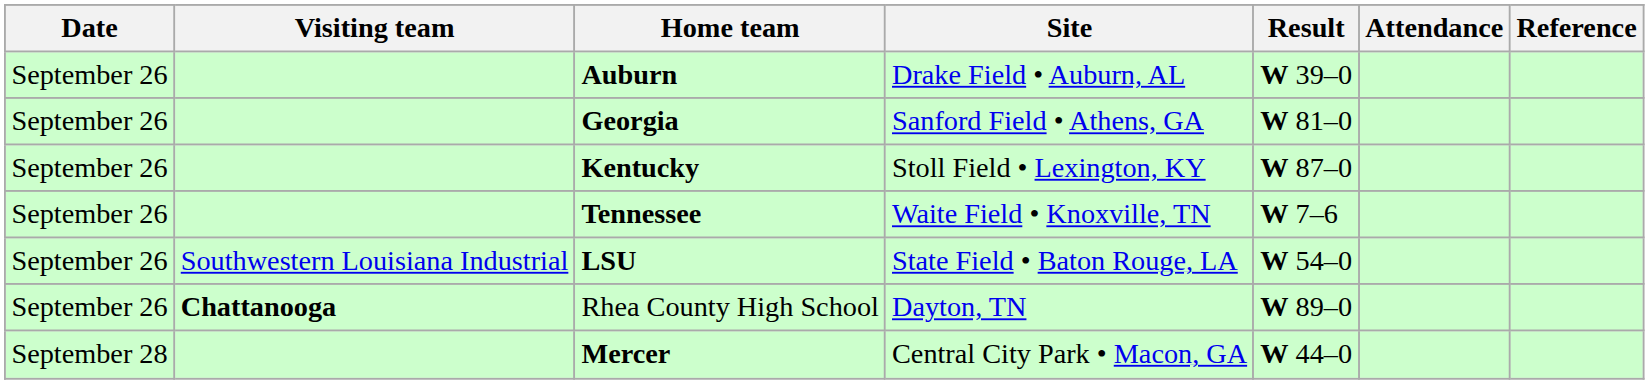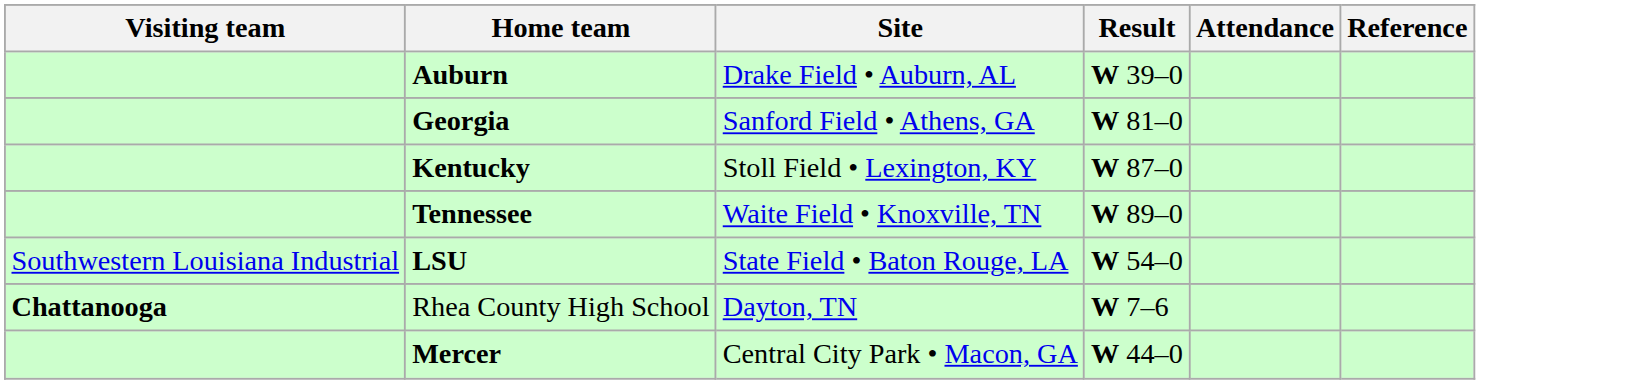- column: (90, 27)
(1299, 214) W 7–6 -> (1137, 214) W 89–0
(1306, 307) W 89–0 -> (1130, 307) W 7–6
